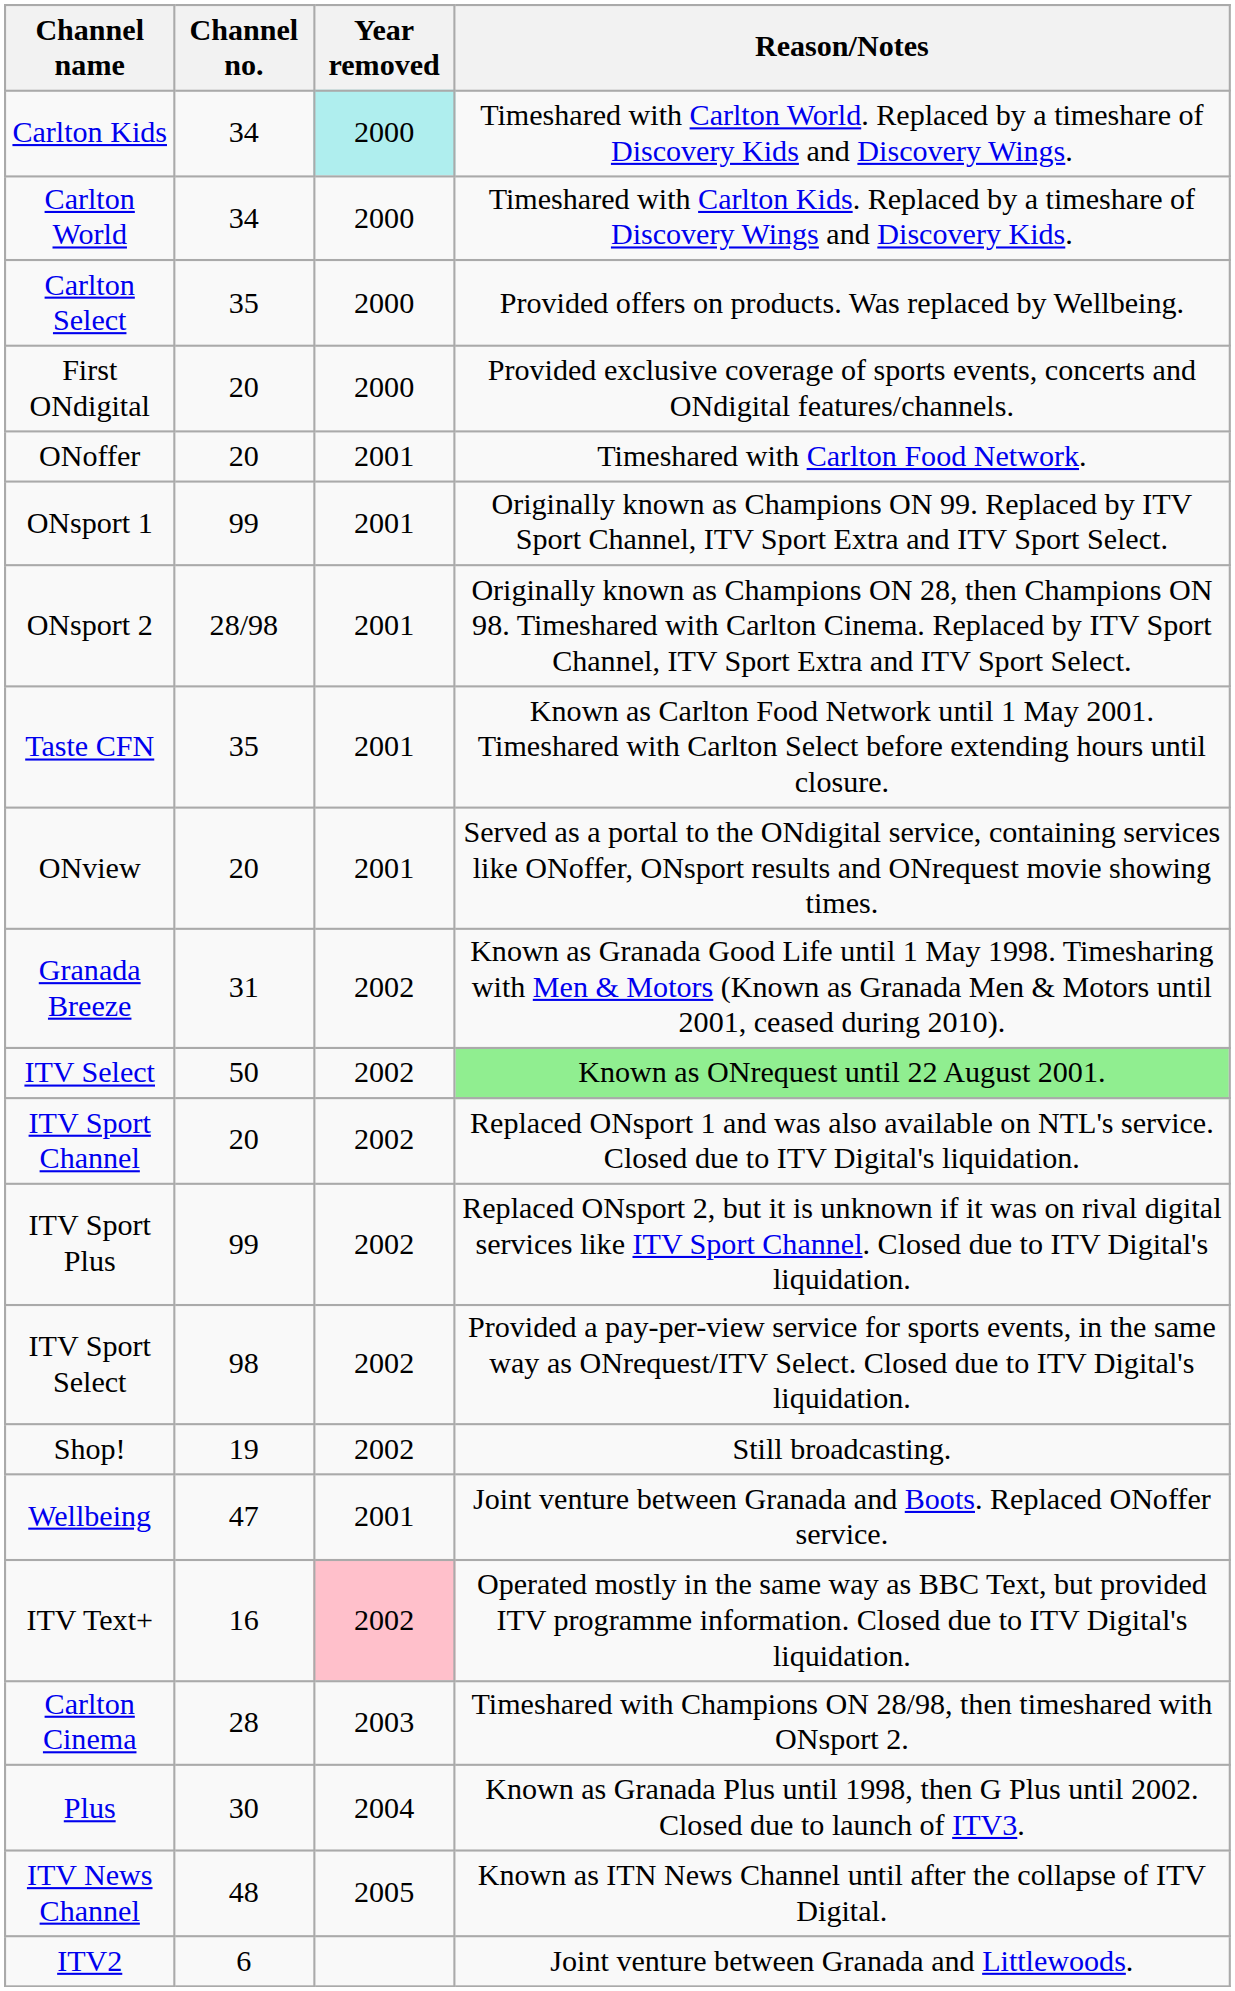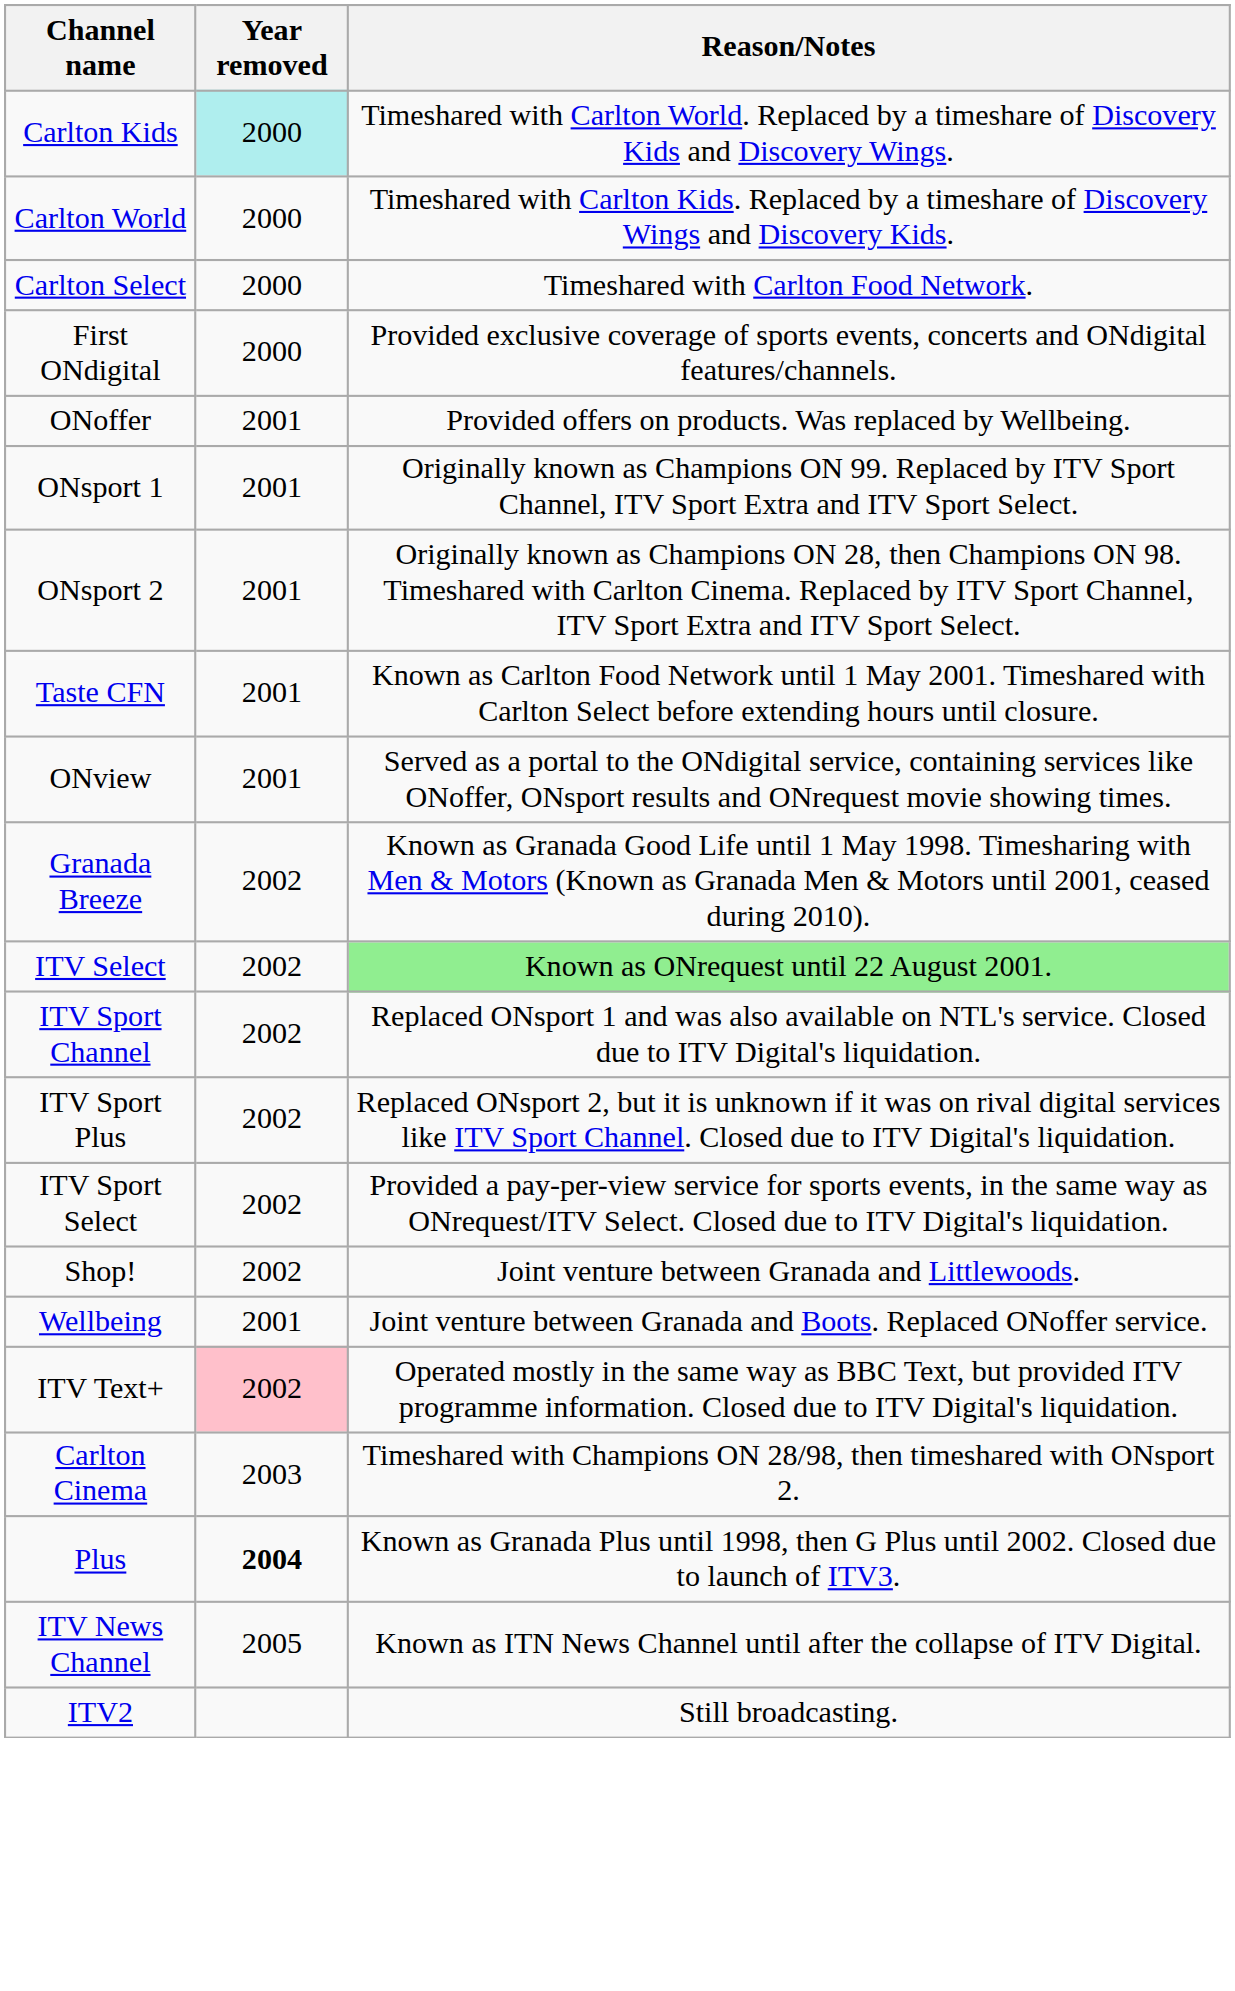- column: (244, 47)
(842, 302) Provided offers on products. Was replaced by Wellbeing. -> (788, 285) Timeshared with Carlton Food Network.
(842, 455) Timeshared with Carlton Food Network. -> (788, 420) Provided offers on products. Was replaced by Wellbeing.
(842, 1449) Still broadcasting. -> (788, 1271) Joint venture between Granada and Littlewoods.
(384, 1807) normal -> (272, 1559) bold
(842, 1960) Joint venture between Granada and Littlewoods. -> (788, 1711) Still broadcasting.
